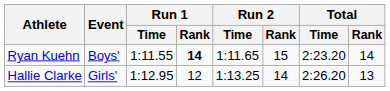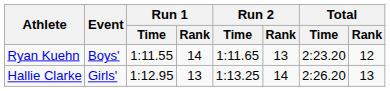(195, 55) bold -> (195, 55) normal
(281, 55) 15 -> (281, 55) 13
(367, 55) 14 -> (367, 55) 12
(195, 76) 12 -> (195, 76) 13
